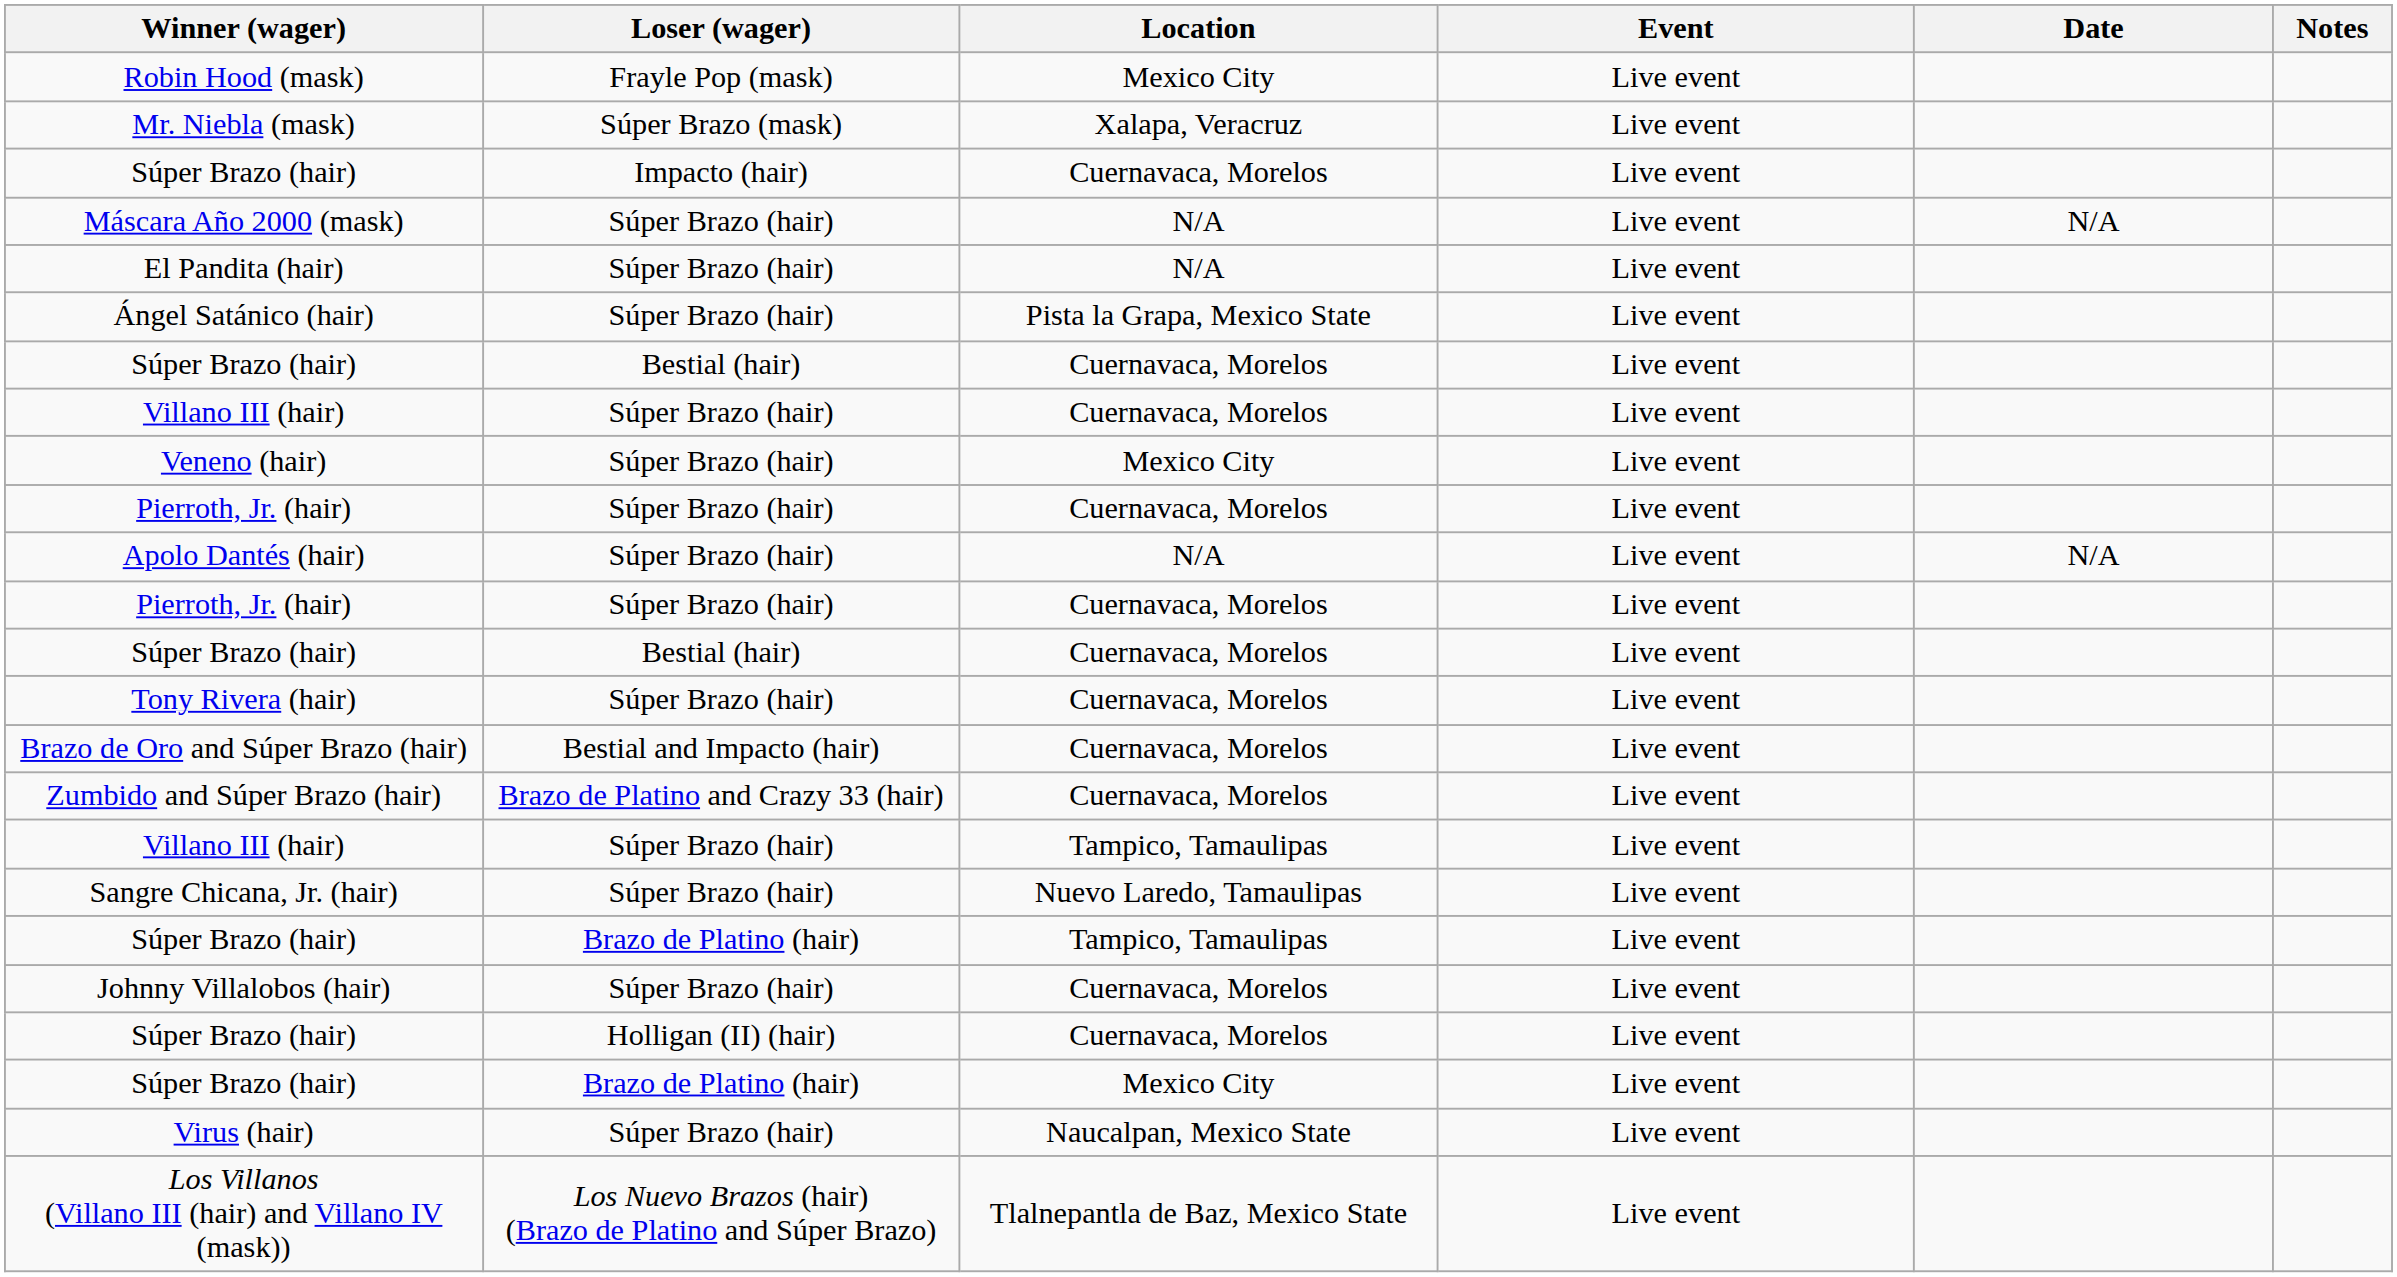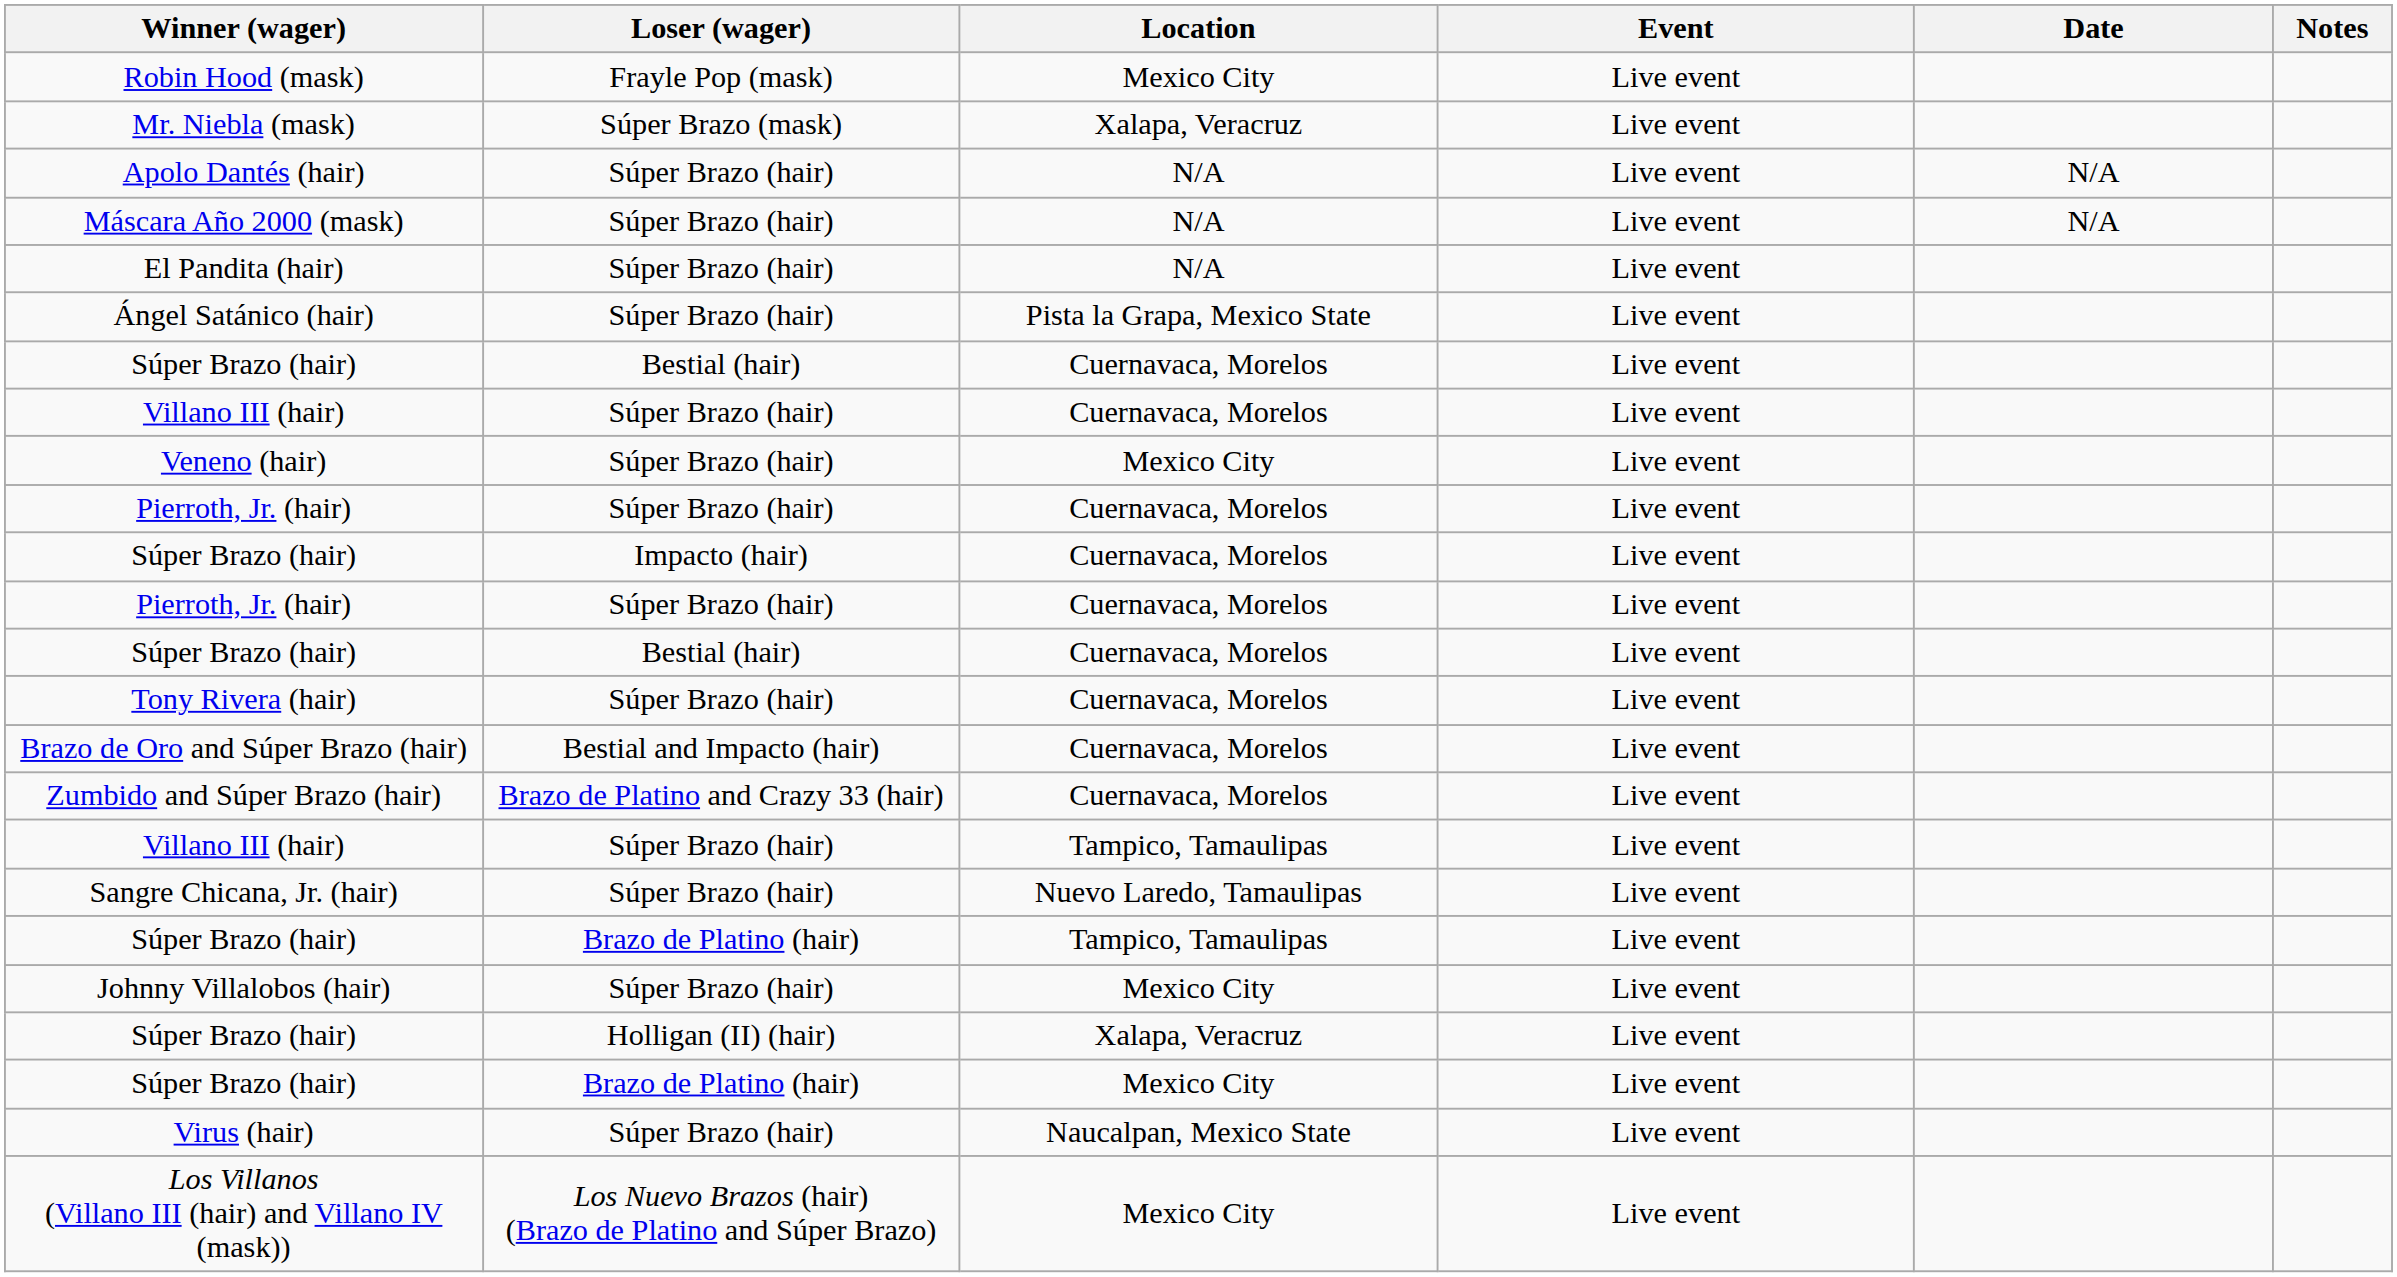rows swapped: (244, 556) <-> (244, 172)
(1198, 987) Cuernavaca, Morelos -> (1198, 987) Mexico City
(1198, 1035) Cuernavaca, Morelos -> (1198, 1035) Xalapa, Veracruz
(1198, 1213) Tlalnepantla de Baz, Mexico State -> (1198, 1213) Mexico City
